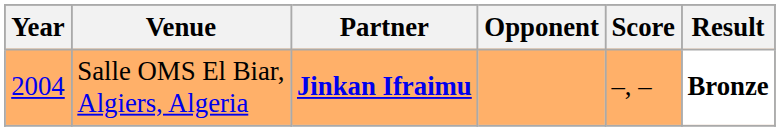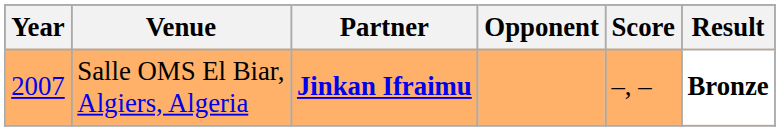(38, 86) 2004 -> (38, 86) 2007
